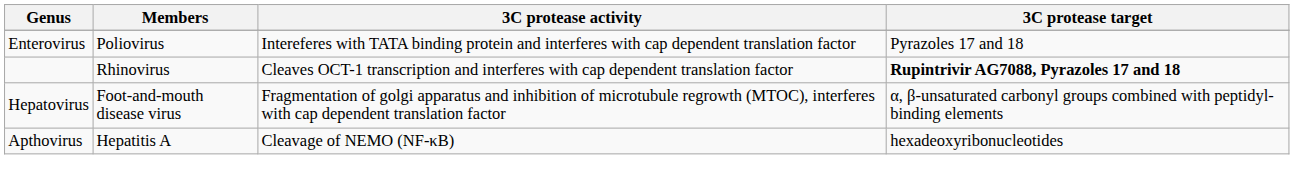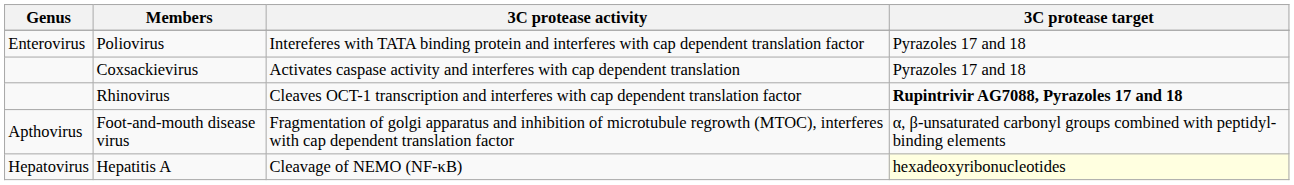+ row: (147, 69)
(49, 105) Hepatovirus -> (45, 131) Apthovirus
(45, 140) Apthovirus -> (49, 166) Hepatovirus
(977, 140) no background -> (979, 166) lightyellow background
